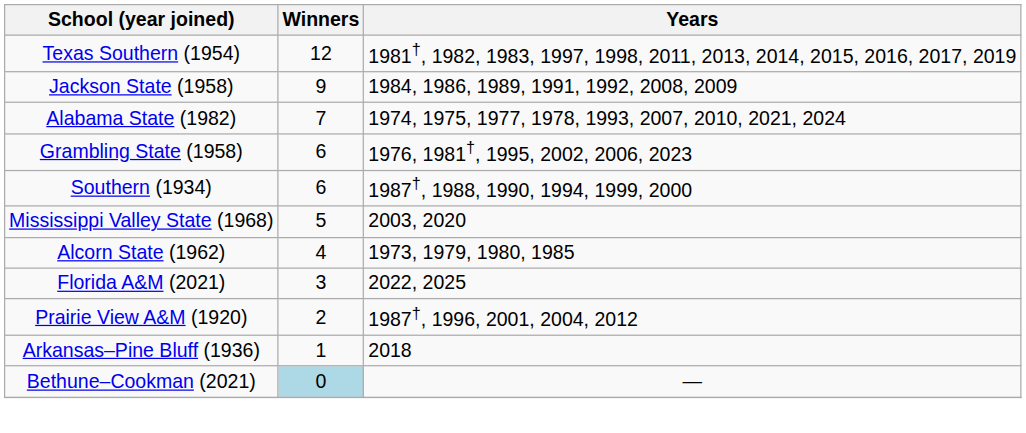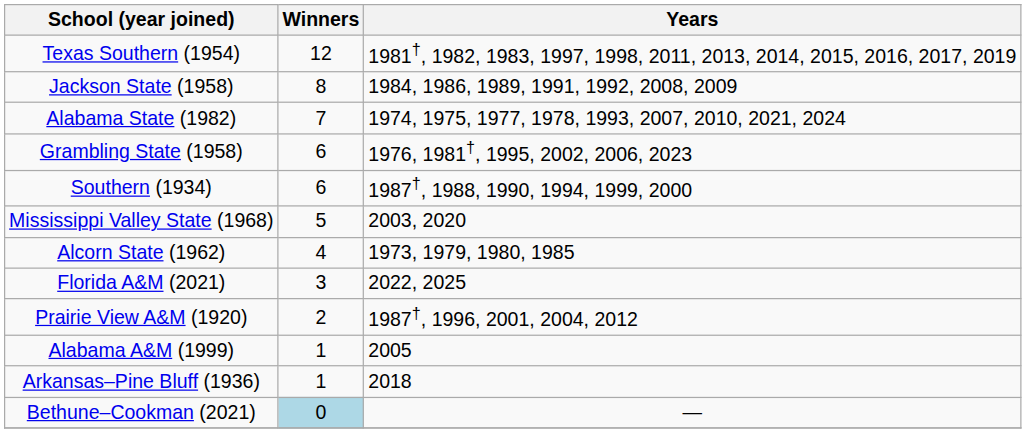(321, 87) 9 -> (321, 87) 8
+ row: (141, 350)
